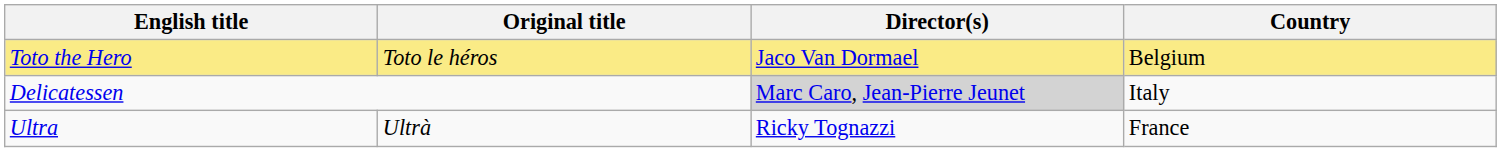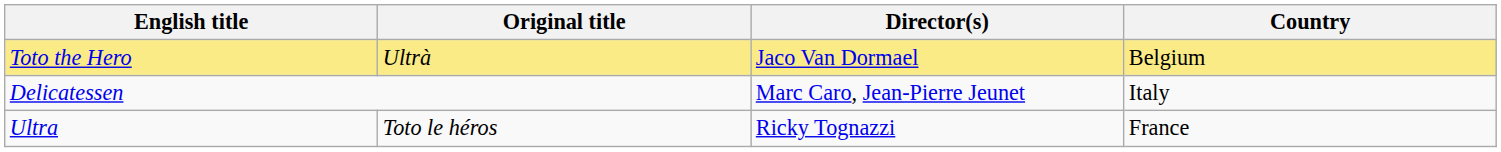(440, 57) Toto le héros -> (407, 57) Ultrà
(890, 92) lightgrey background -> (890, 92) no background
(407, 127) Ultrà -> (440, 127) Toto le héros
